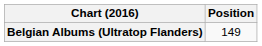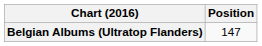(231, 32) 149 -> (231, 32) 147
